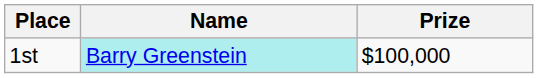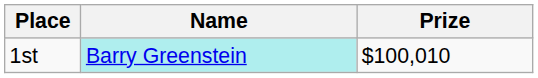(406, 55) $100,000 -> (406, 55) $100,010
